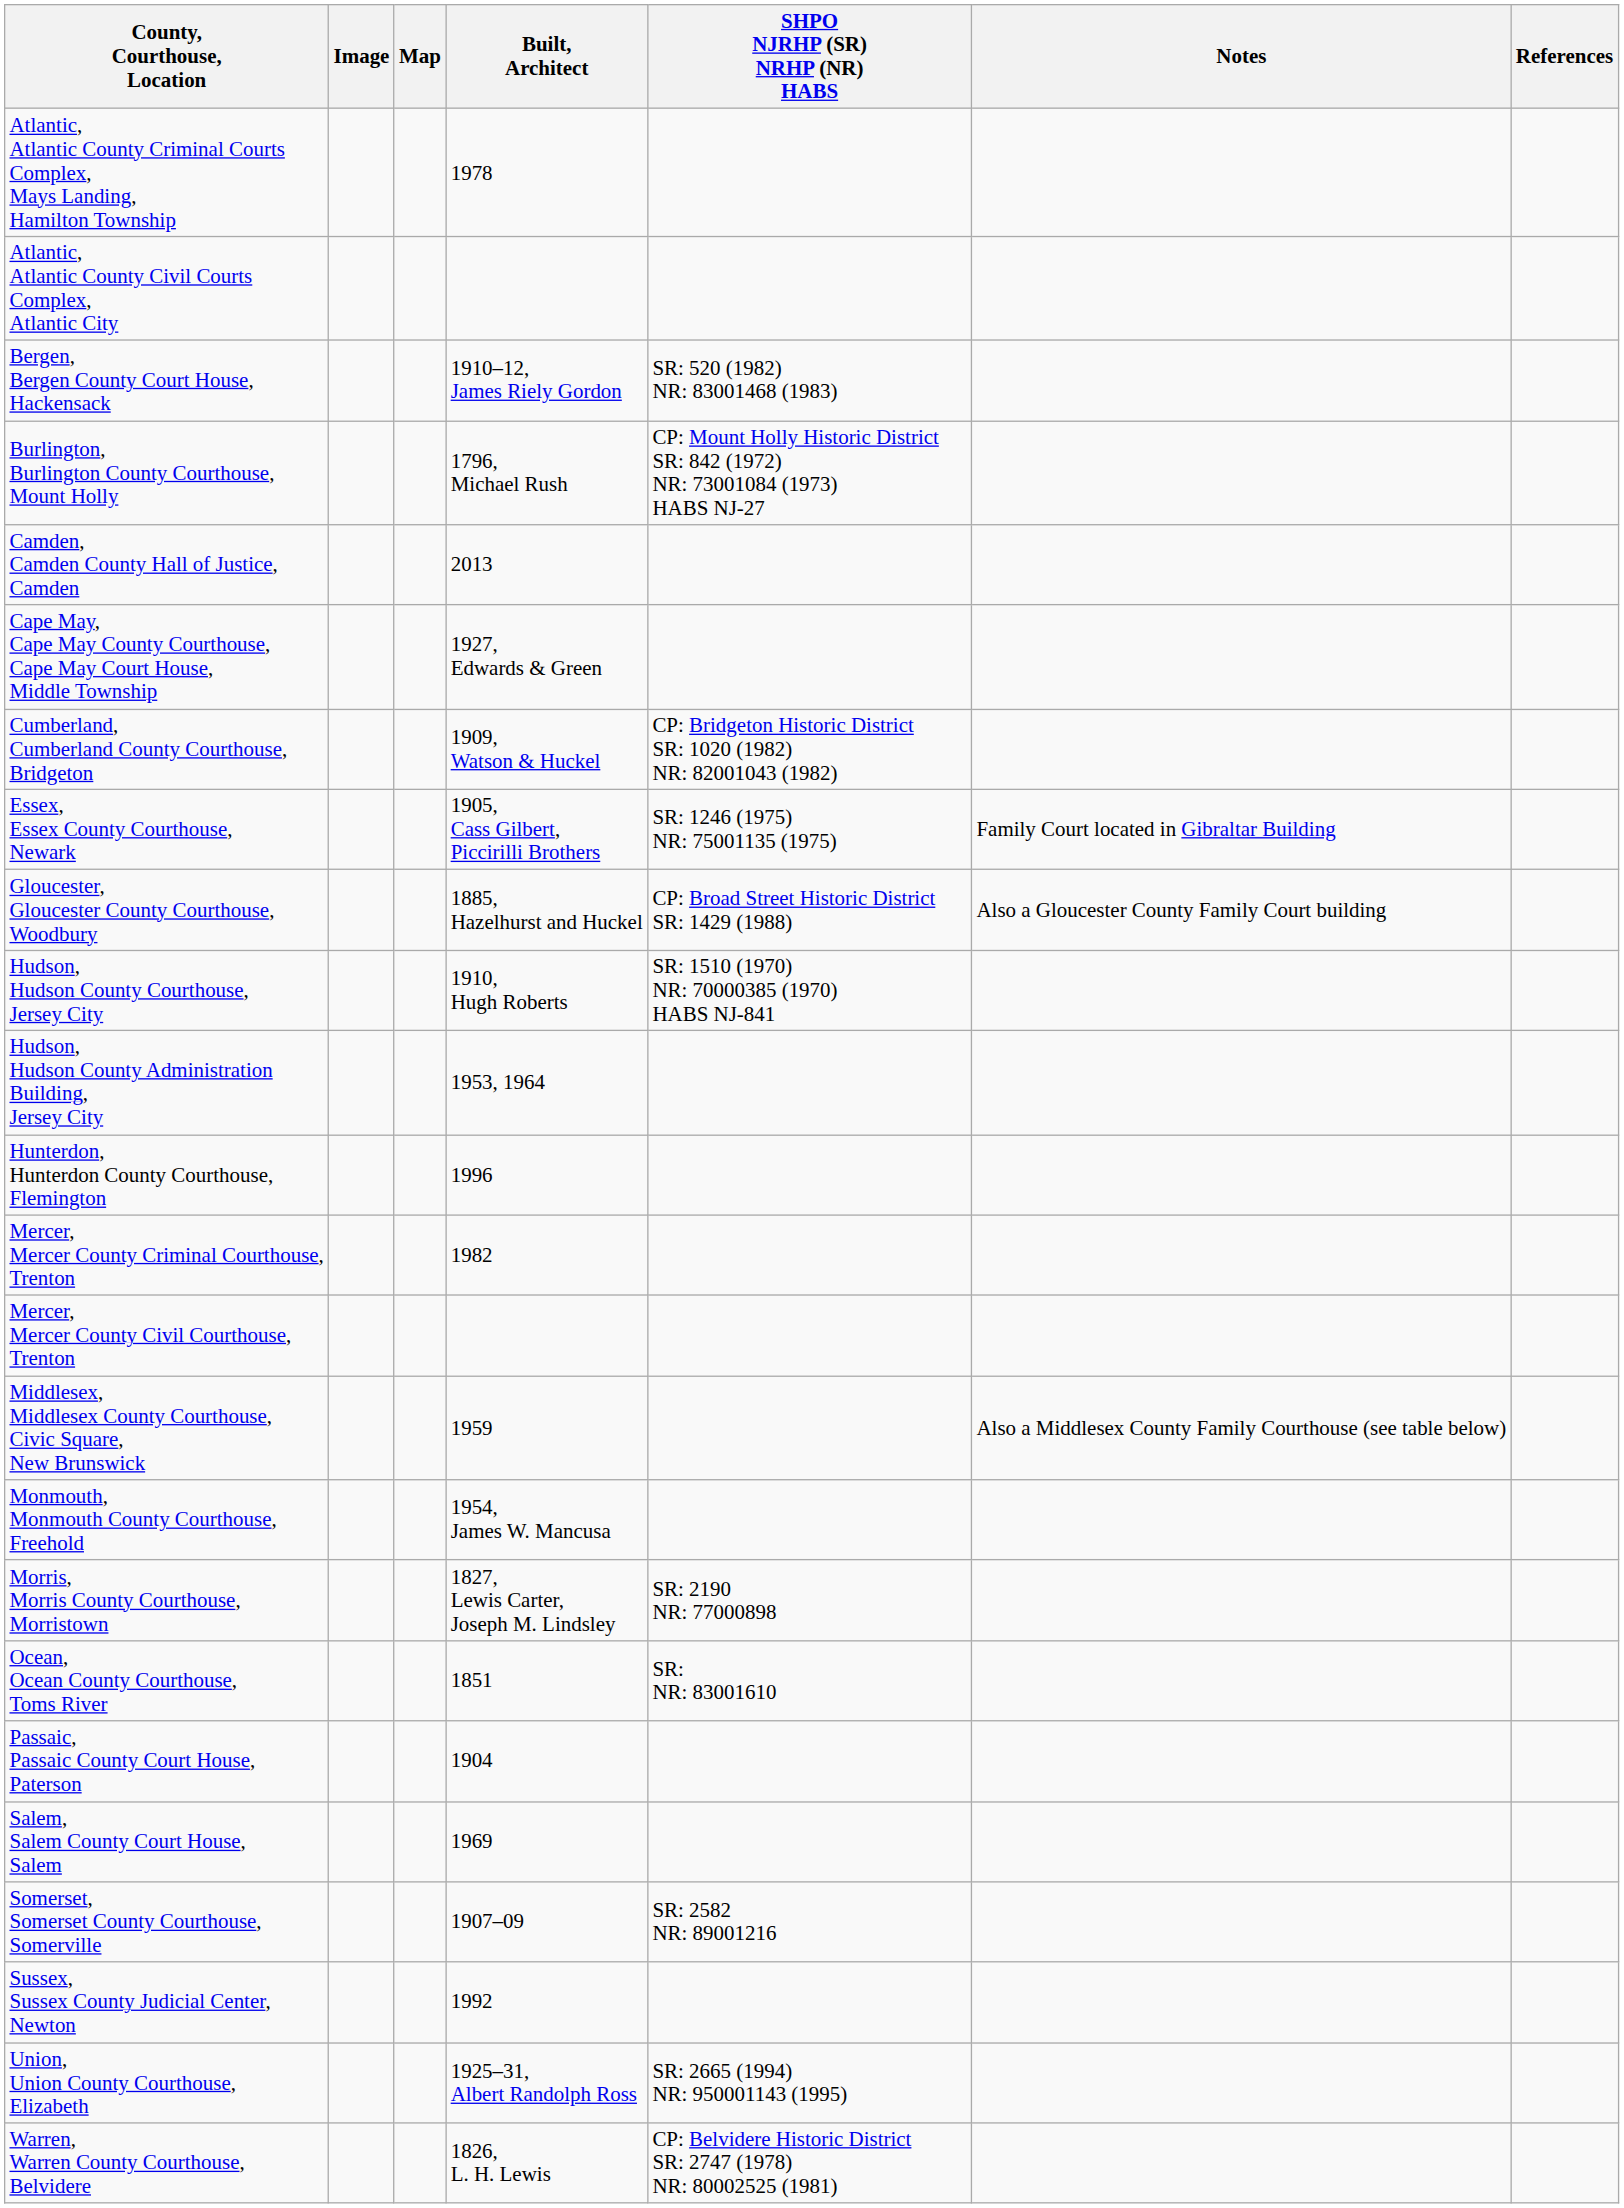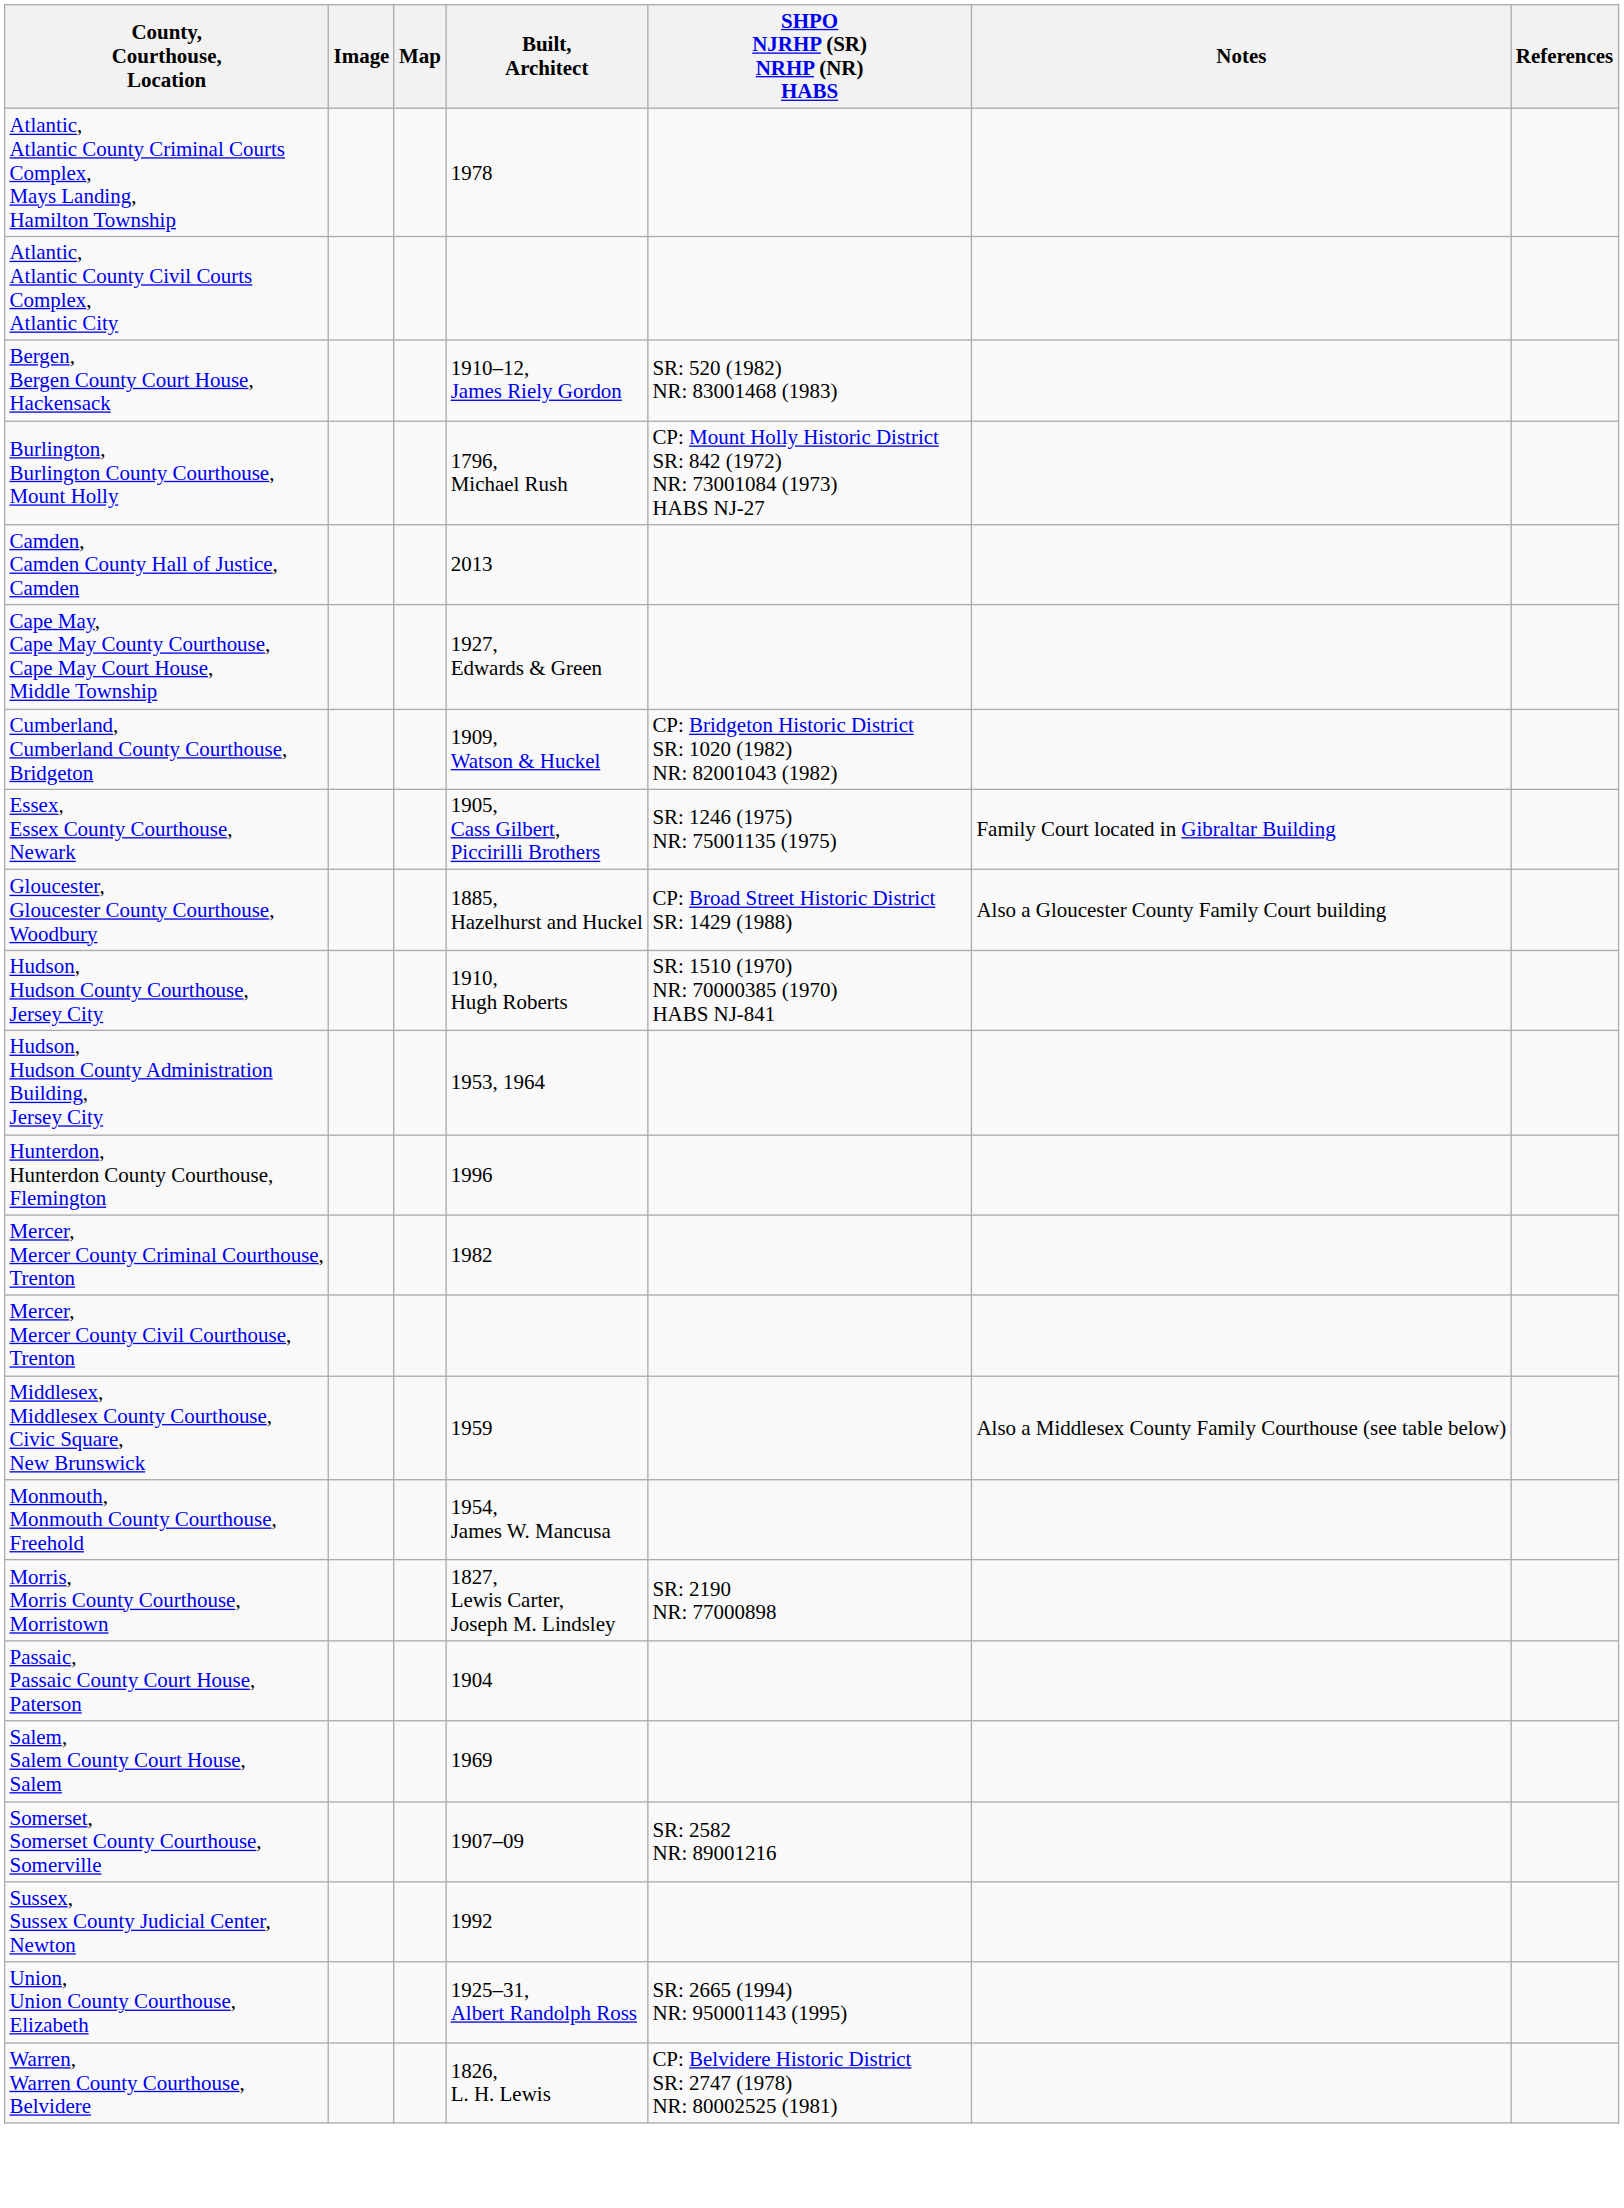- row: (123, 1680)
